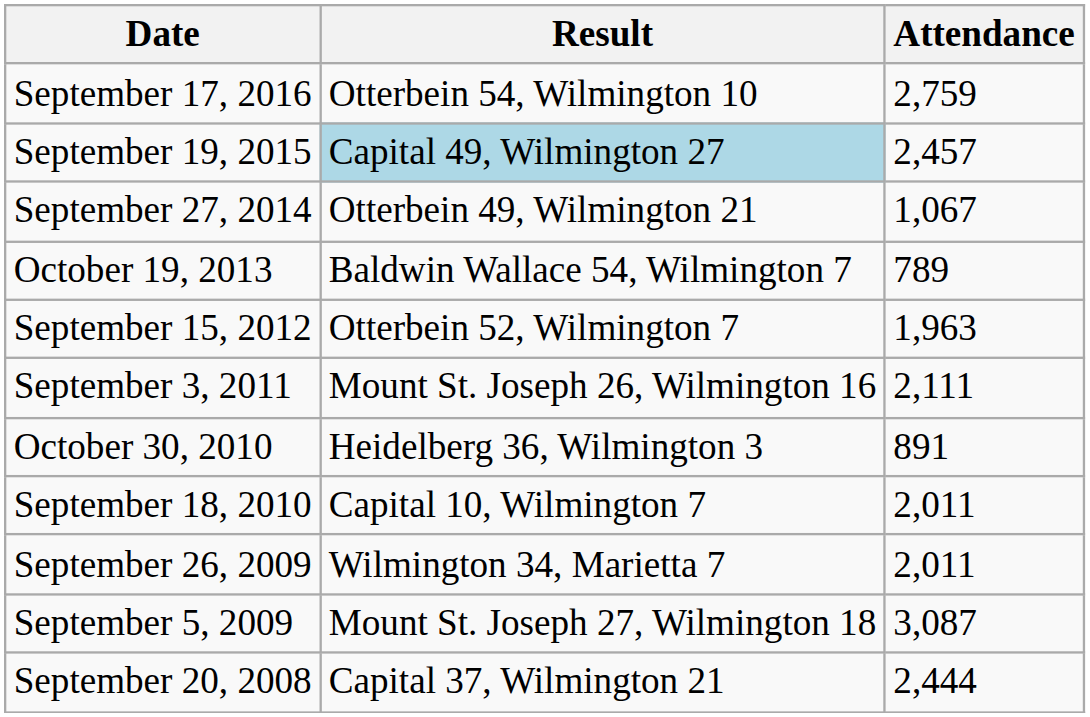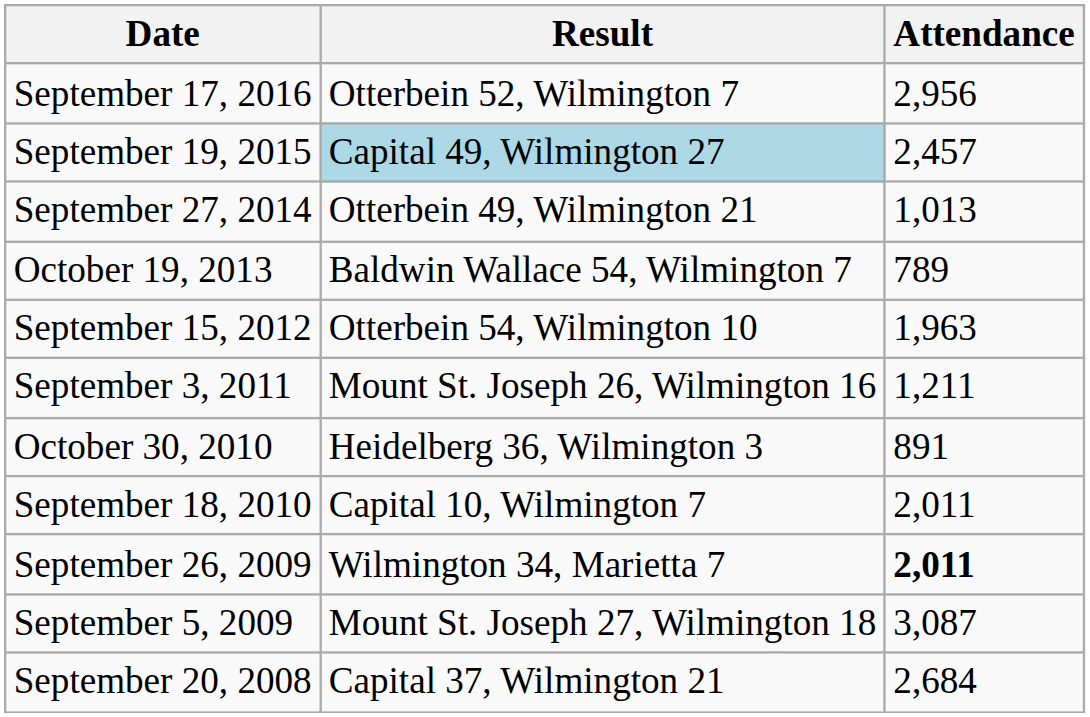(543, 92) Otterbein 54, Wilmington 10 -> (534, 92) Otterbein 52, Wilmington 7
(935, 92) 2,759 -> (935, 92) 2,956
(935, 210) 1,067 -> (935, 210) 1,013
(534, 328) Otterbein 52, Wilmington 7 -> (543, 328) Otterbein 54, Wilmington 10
(934, 387) 2,111 -> (934, 387) 1,211
(934, 563) normal -> (934, 563) bold
(935, 681) 2,444 -> (935, 681) 2,684
